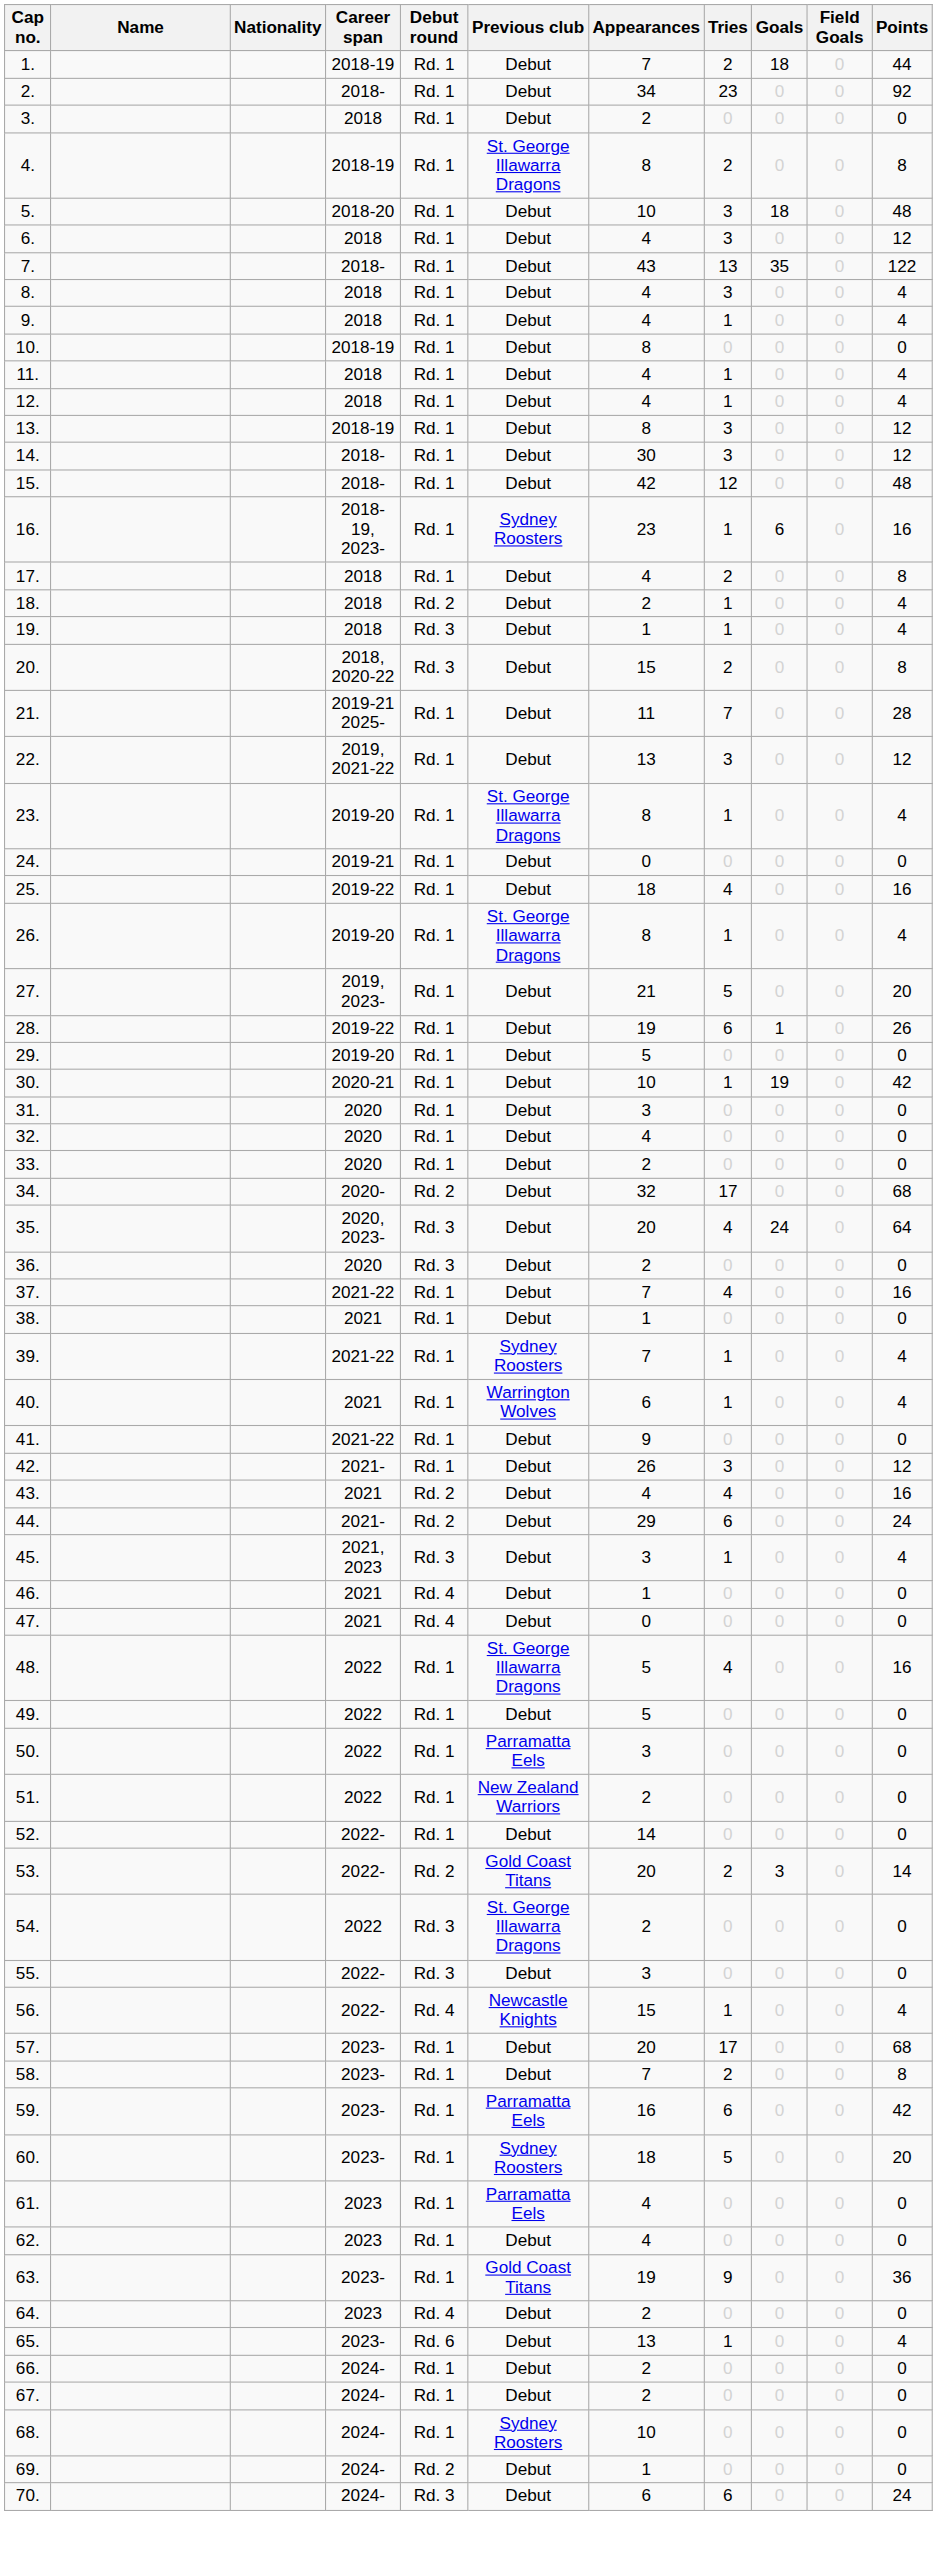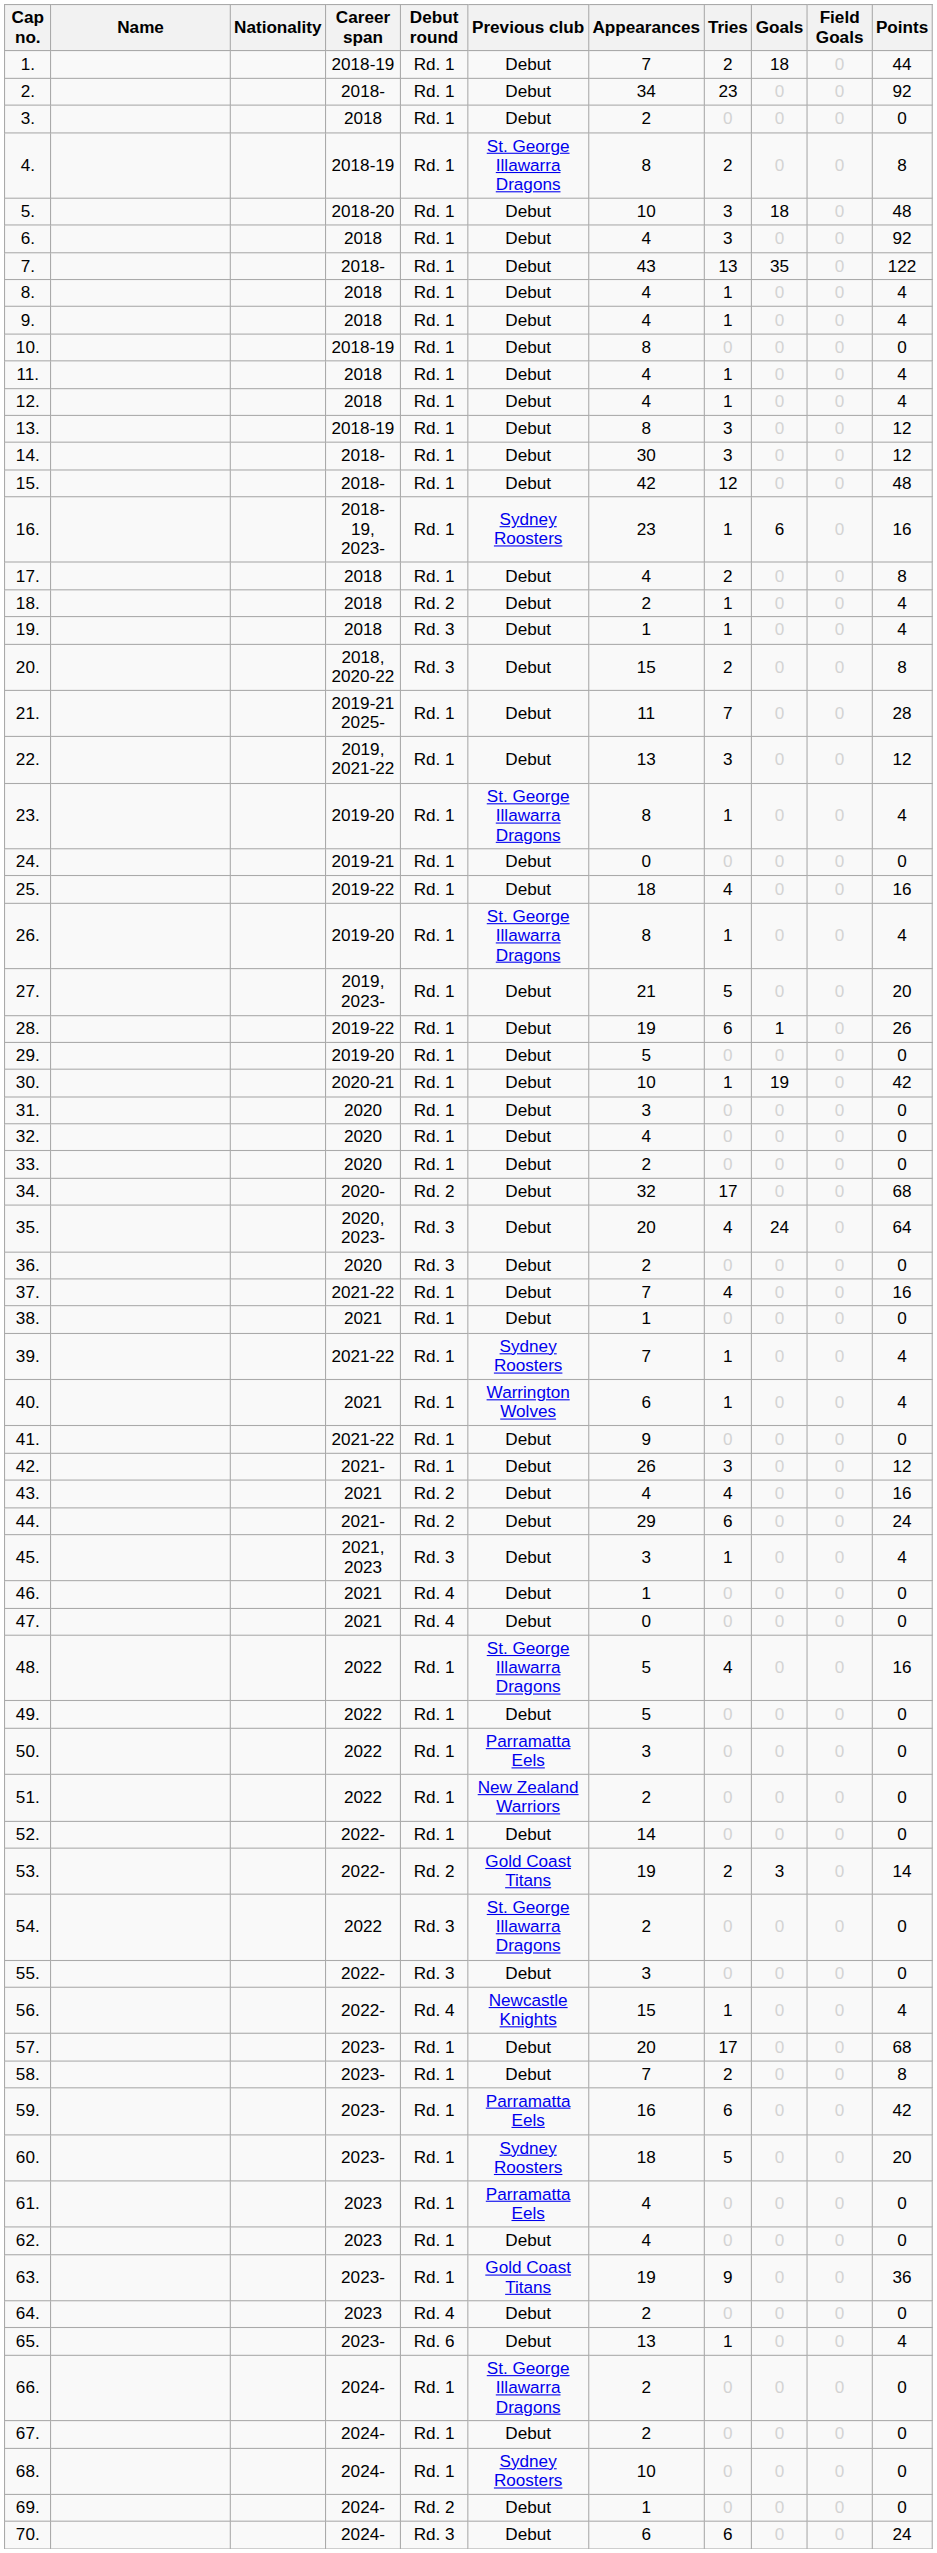(902, 238) 12 -> (902, 238) 92
(728, 293) 3 -> (728, 293) 1
(646, 1871) 20 -> (646, 1871) 19
(528, 2368) Debut -> (528, 2387) St. George Illawarra Dragons
